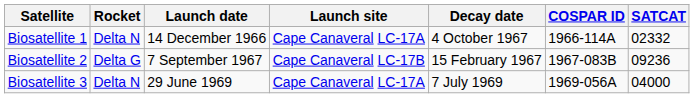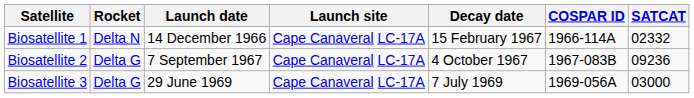(480, 38) 4 October 1967 -> (487, 38) 15 February 1967
(349, 60) Cape Canaveral LC-17B -> (349, 60) Cape Canaveral LC-17A
(487, 60) 15 February 1967 -> (480, 60) 4 October 1967
(117, 82) Delta N -> (117, 82) Delta G
(651, 82) 04000 -> (651, 82) 03000
